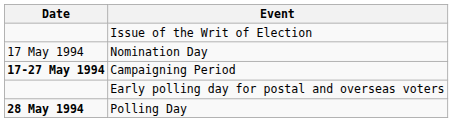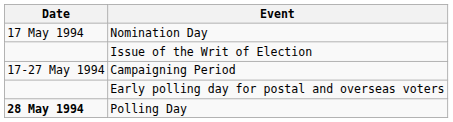rows swapped: (211, 33) <-> (159, 52)
(56, 70) bold -> (56, 70) normal
